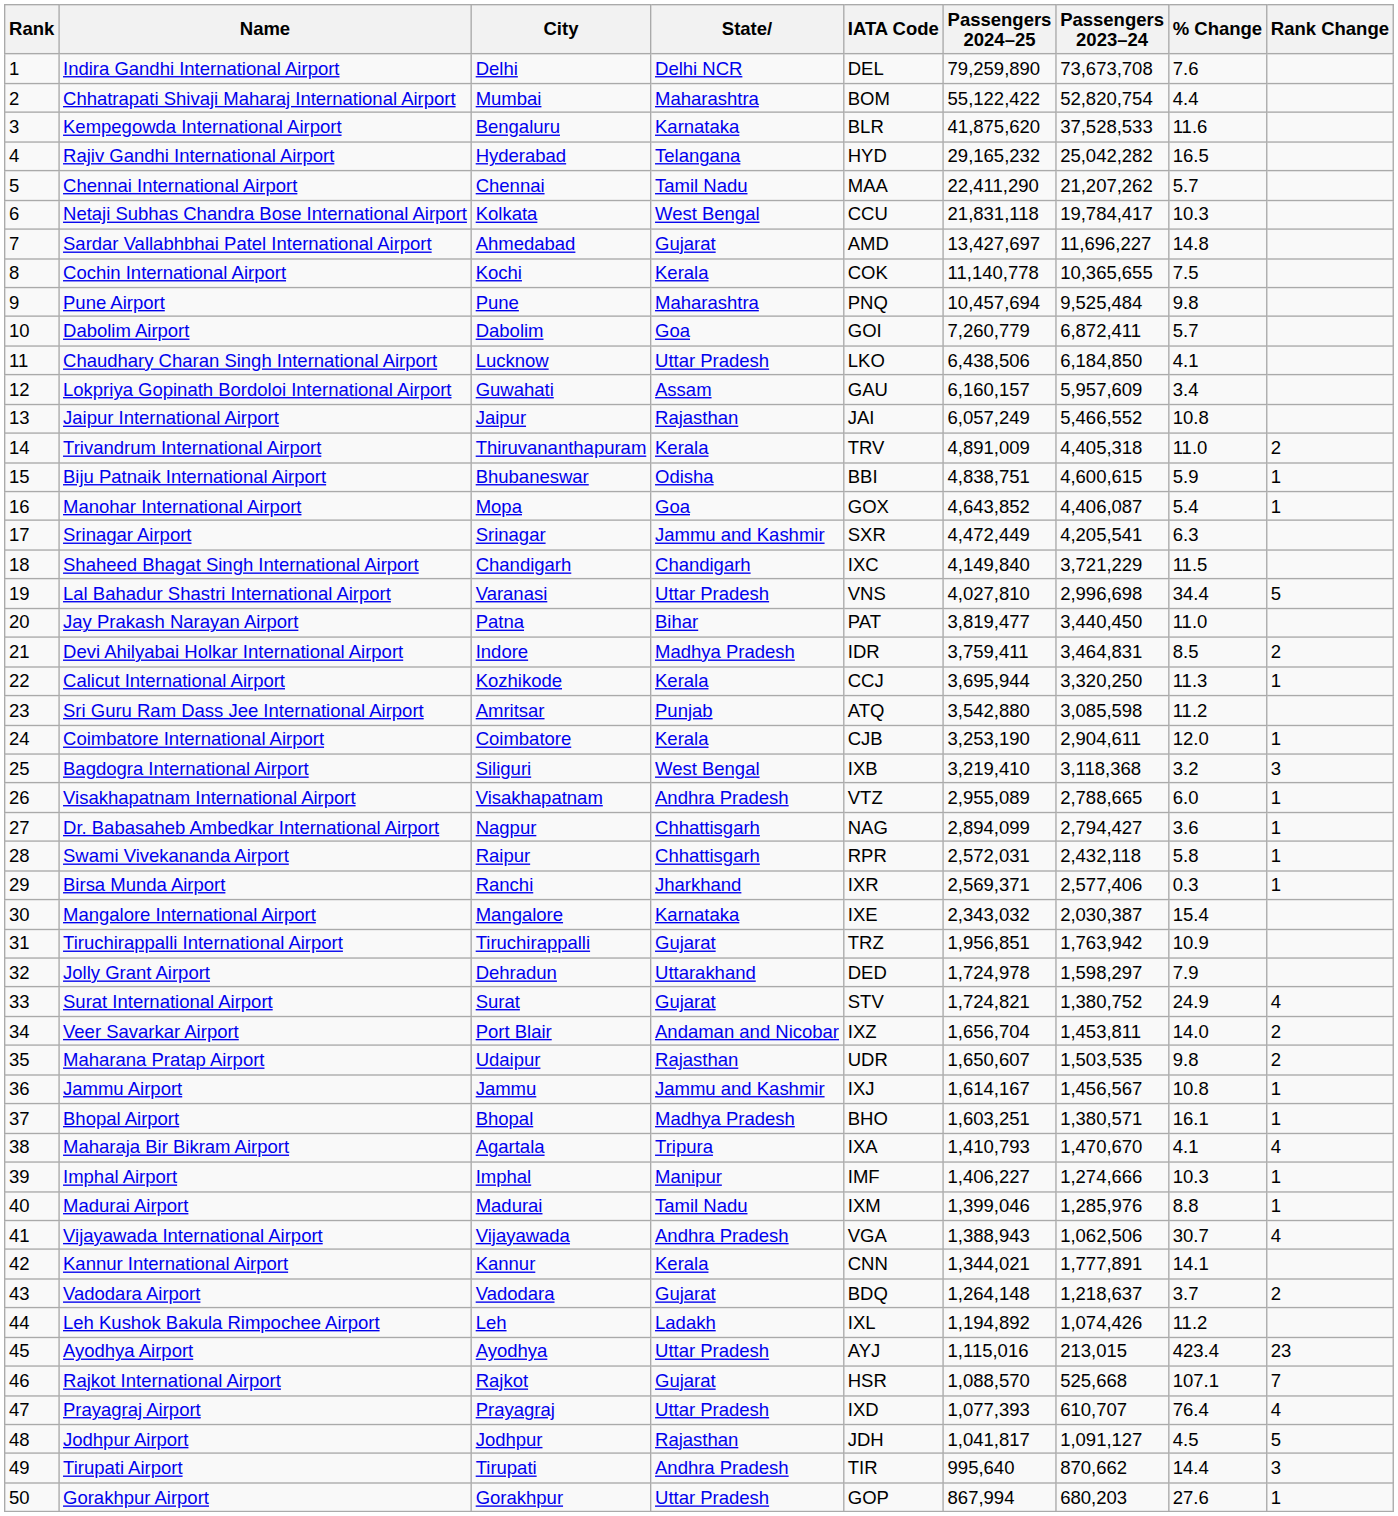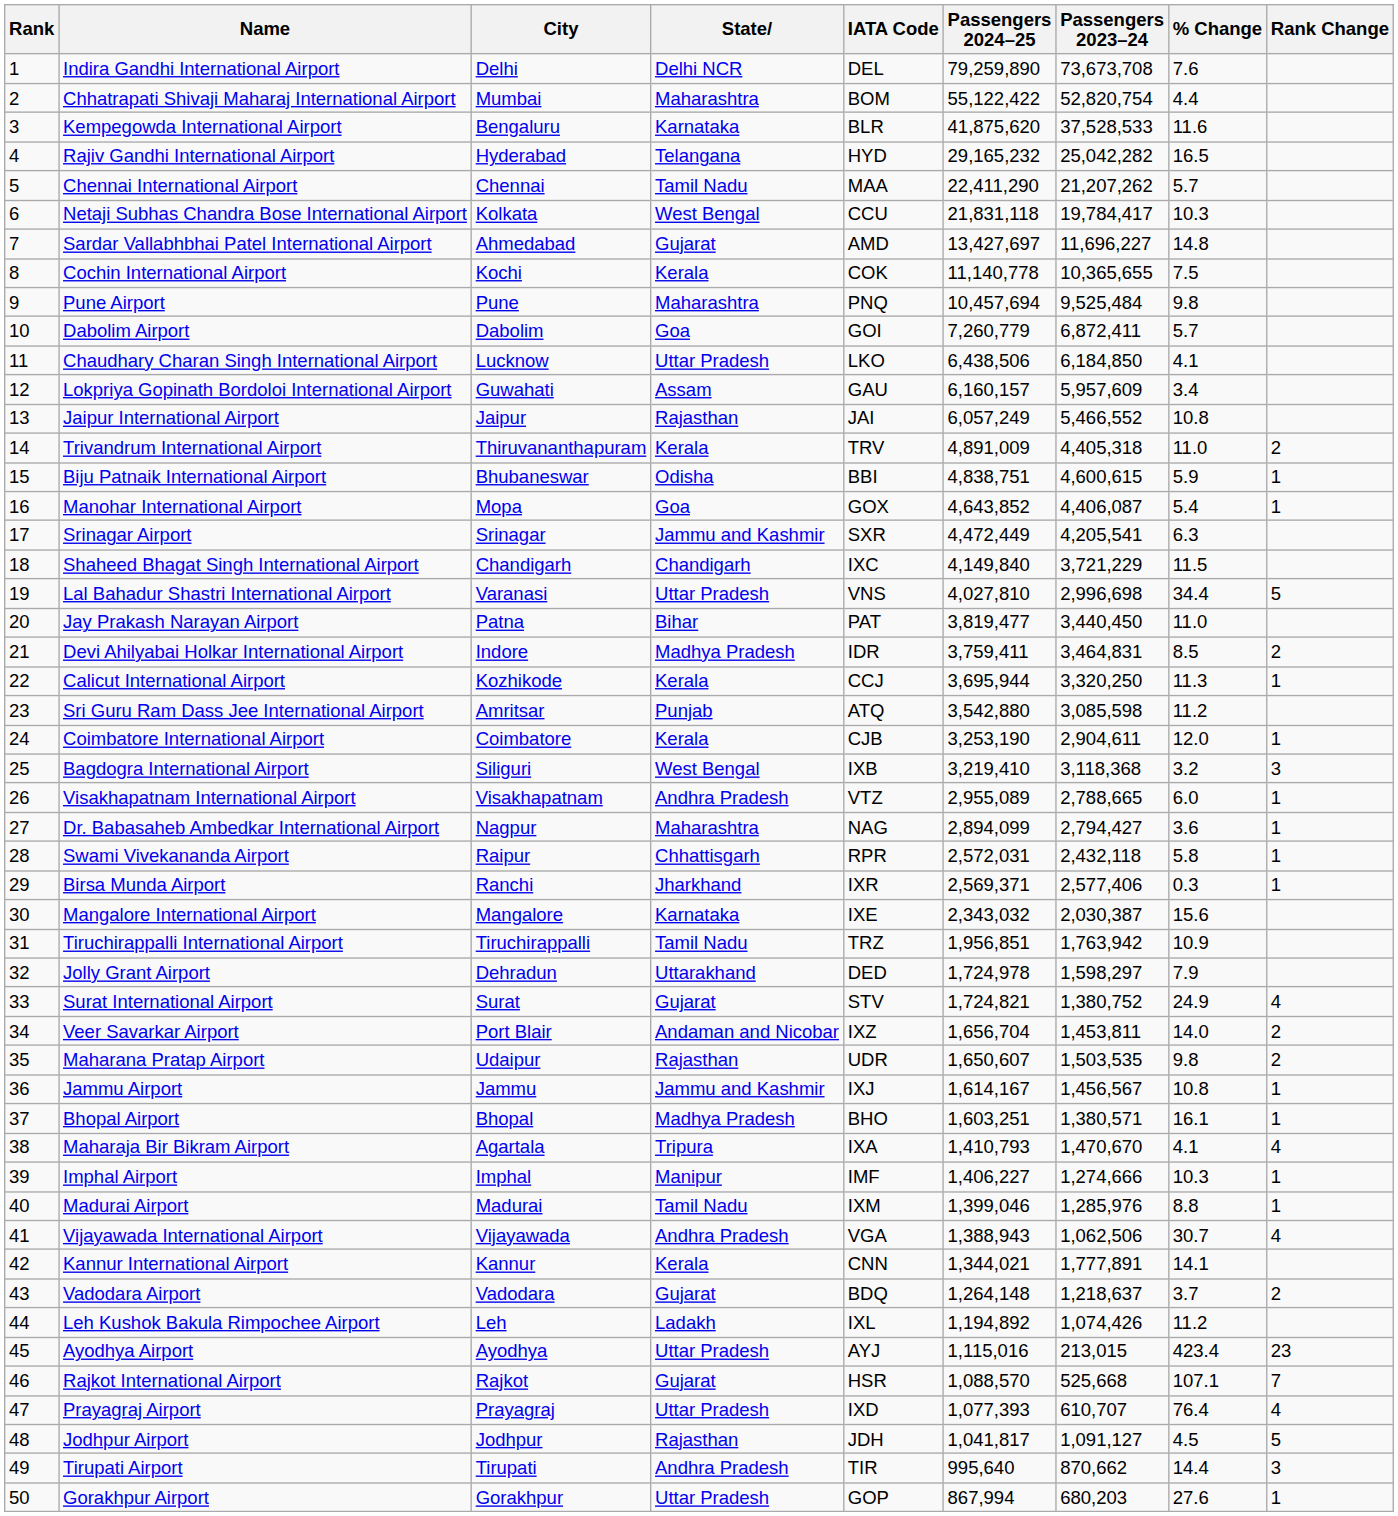(707, 826) Chhattisgarh -> (707, 826) Maharashtra
(1191, 914) 15.4 -> (1191, 914) 15.6
(685, 943) Gujarat -> (701, 943) Tamil Nadu
